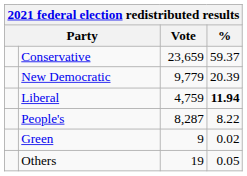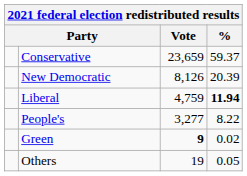(189, 77) 9,779 -> (189, 77) 8,126
(189, 118) 8,287 -> (189, 118) 3,277
(201, 139) normal -> (201, 139) bold
